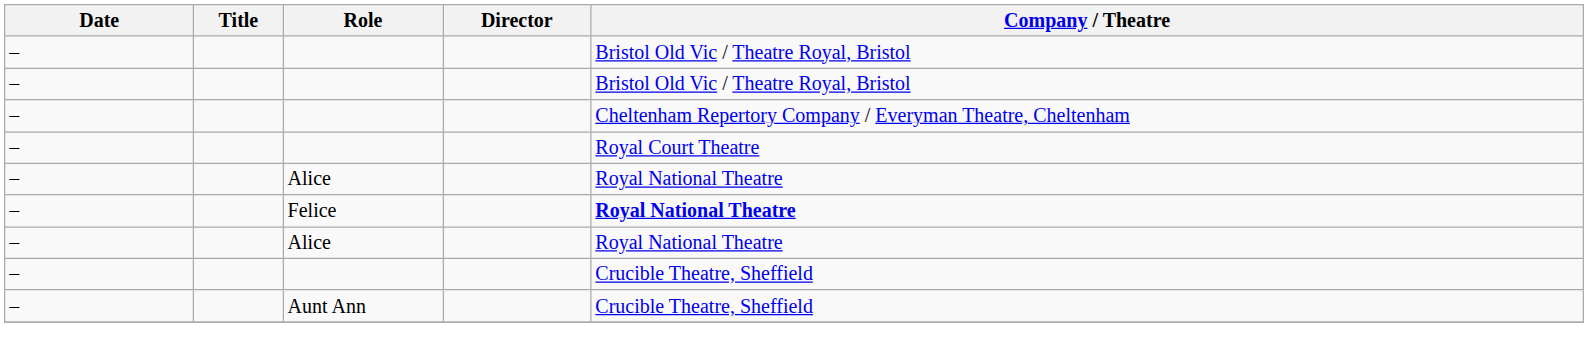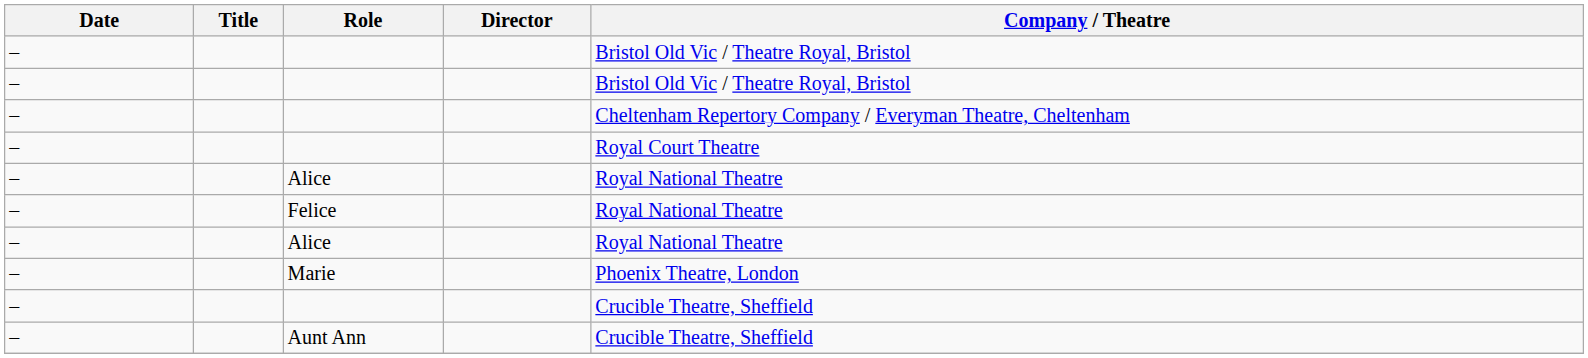(696, 210) bold -> (689, 210) normal
+ row: (14, 274)
